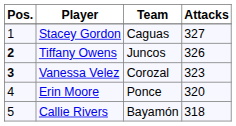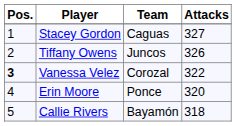(11, 53) bold -> (11, 53) normal
(195, 72) 323 -> (195, 72) 322
